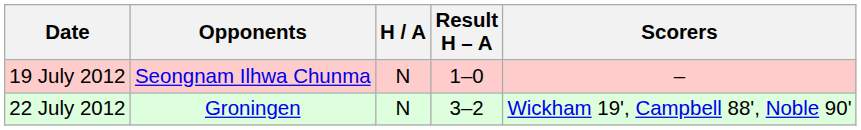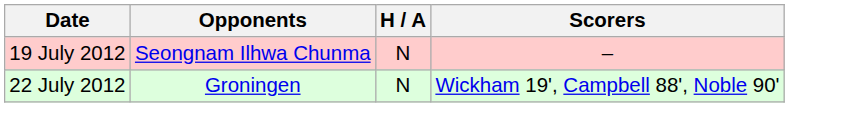- column: (467, 32)
